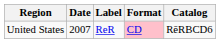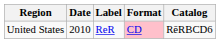(80, 30) 2007 -> (80, 30) 2010
